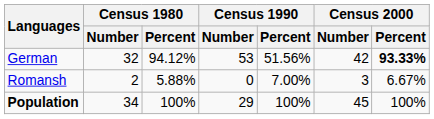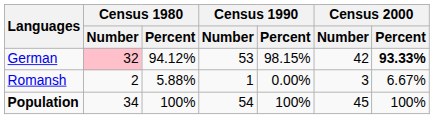(131, 59) no background -> (131, 59) pink background
(287, 59) 51.56% -> (287, 59) 98.15%
(250, 80) 0 -> (250, 80) 1
(291, 80) 7.00% -> (291, 80) 0.00%
(246, 102) 29 -> (246, 102) 54
